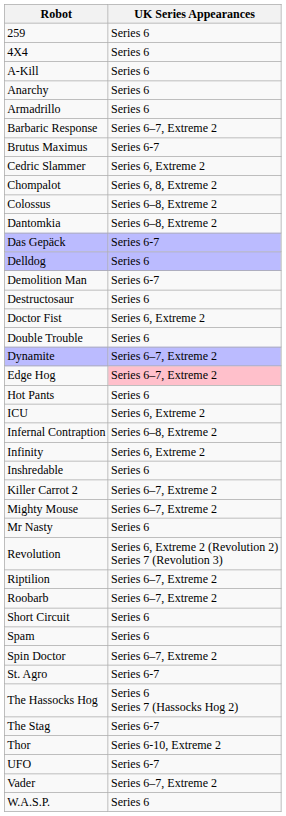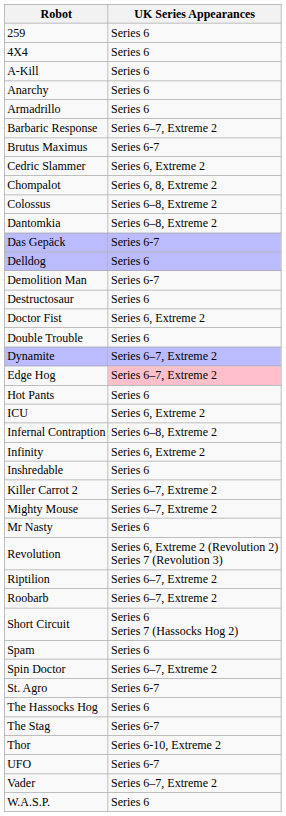(130, 617) Series 6 -> (175, 624) Series 6 Series 7 (Hassocks Hog 2)
(175, 700) Series 6 Series 7 (Hassocks Hog 2) -> (130, 707) Series 6
